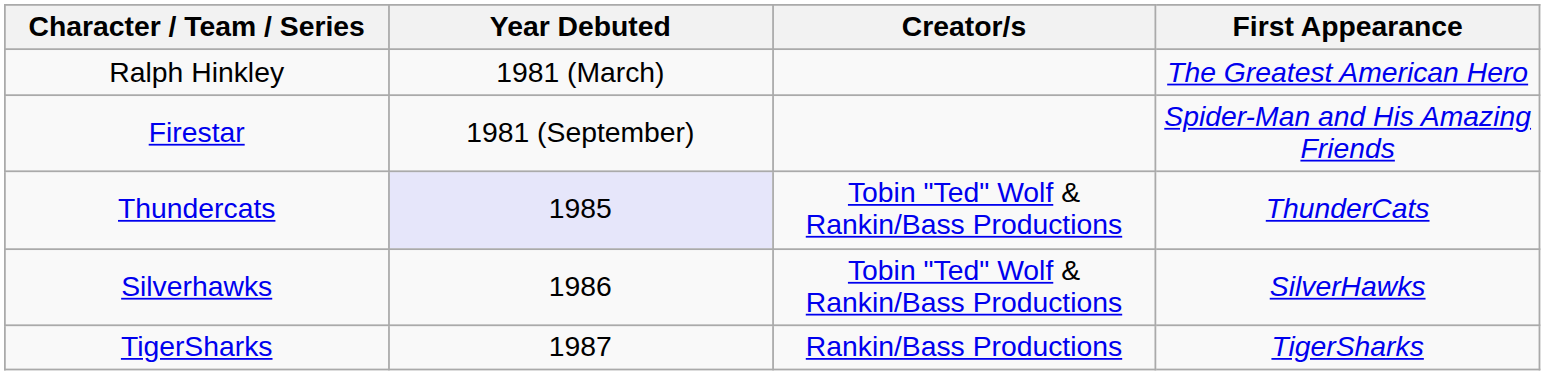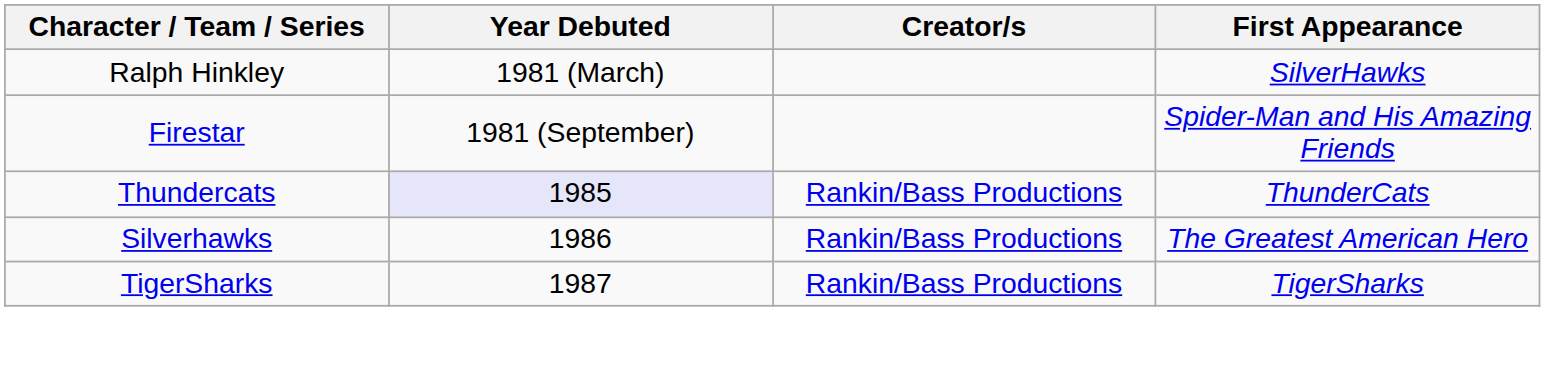(1348, 71) The Greatest American Hero -> (1348, 71) SilverHawks
(964, 209) Tobin "Ted" Wolf & Rankin/Bass Productions -> (964, 193) Rankin/Bass Productions
(964, 286) Tobin "Ted" Wolf & Rankin/Bass Productions -> (964, 238) Rankin/Bass Productions
(1348, 286) SilverHawks -> (1348, 238) The Greatest American Hero
